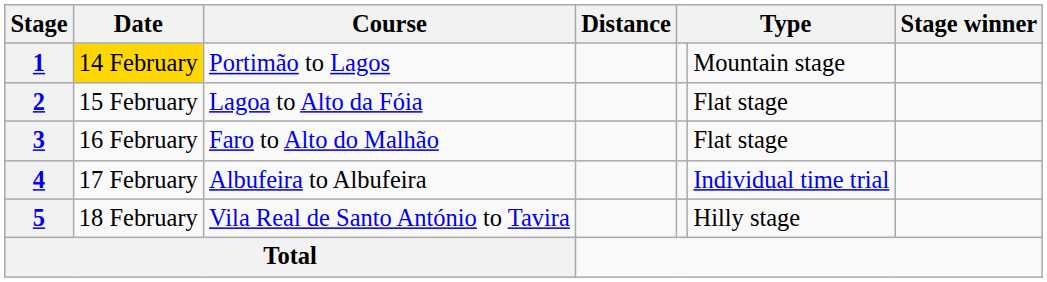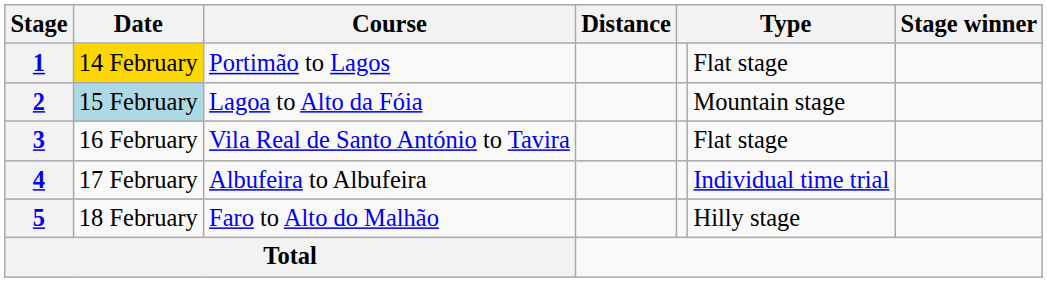(769, 62) Mountain stage -> (741, 62) Flat stage
(138, 101) no background -> (138, 101) lightblue background
(741, 101) Flat stage -> (769, 101) Mountain stage
(324, 140) Faro to Alto do Malhão -> (389, 140) Vila Real de Santo António to Tavira
(389, 218) Vila Real de Santo António to Tavira -> (324, 218) Faro to Alto do Malhão
